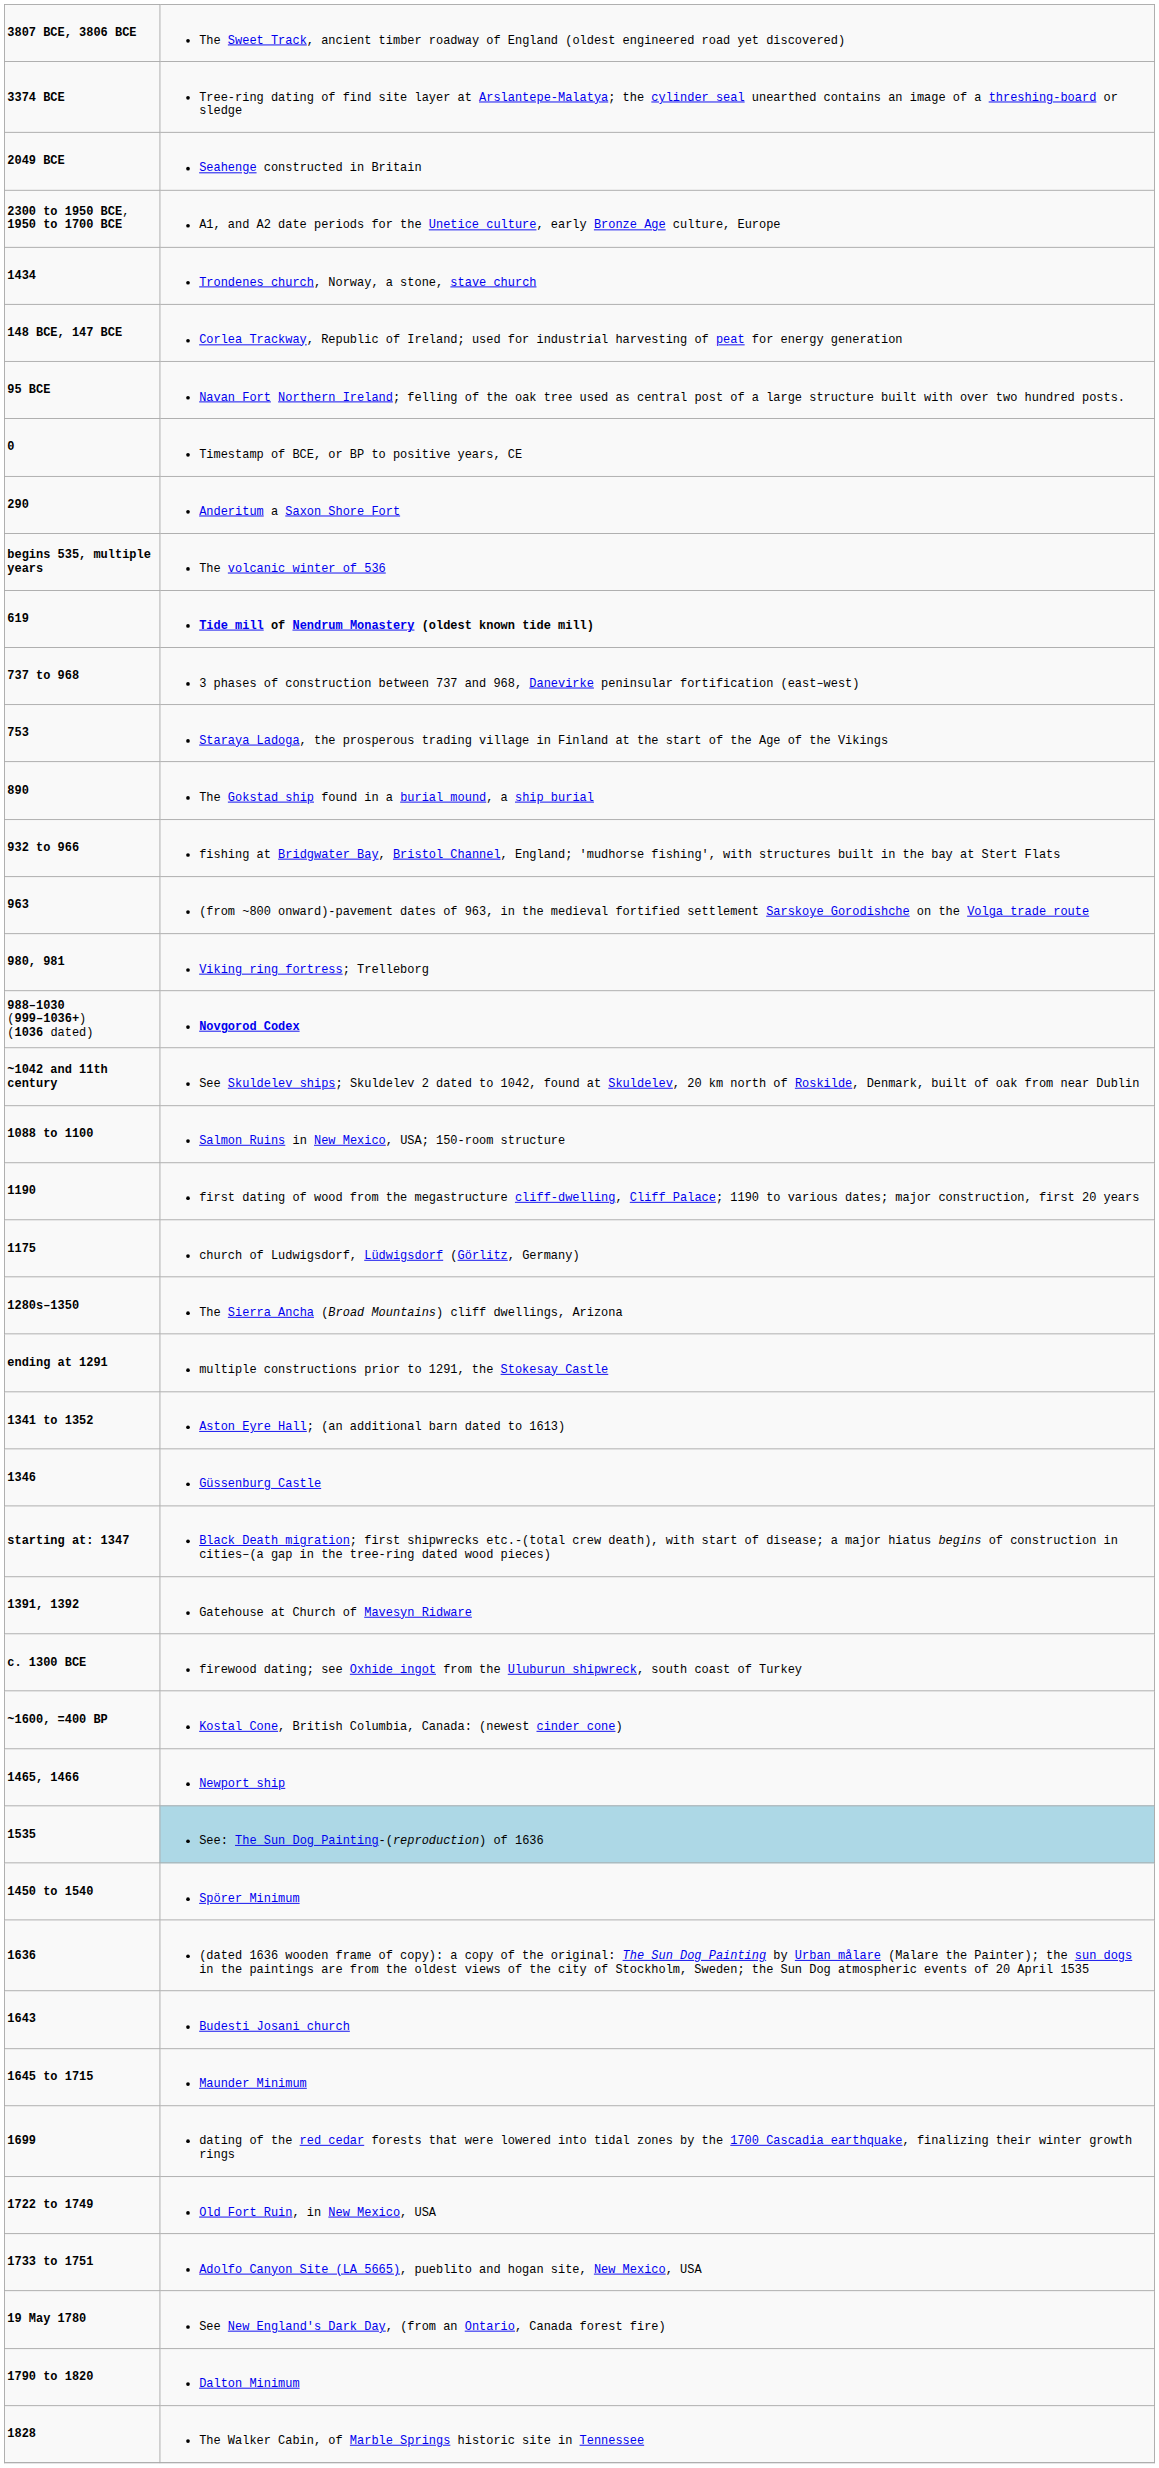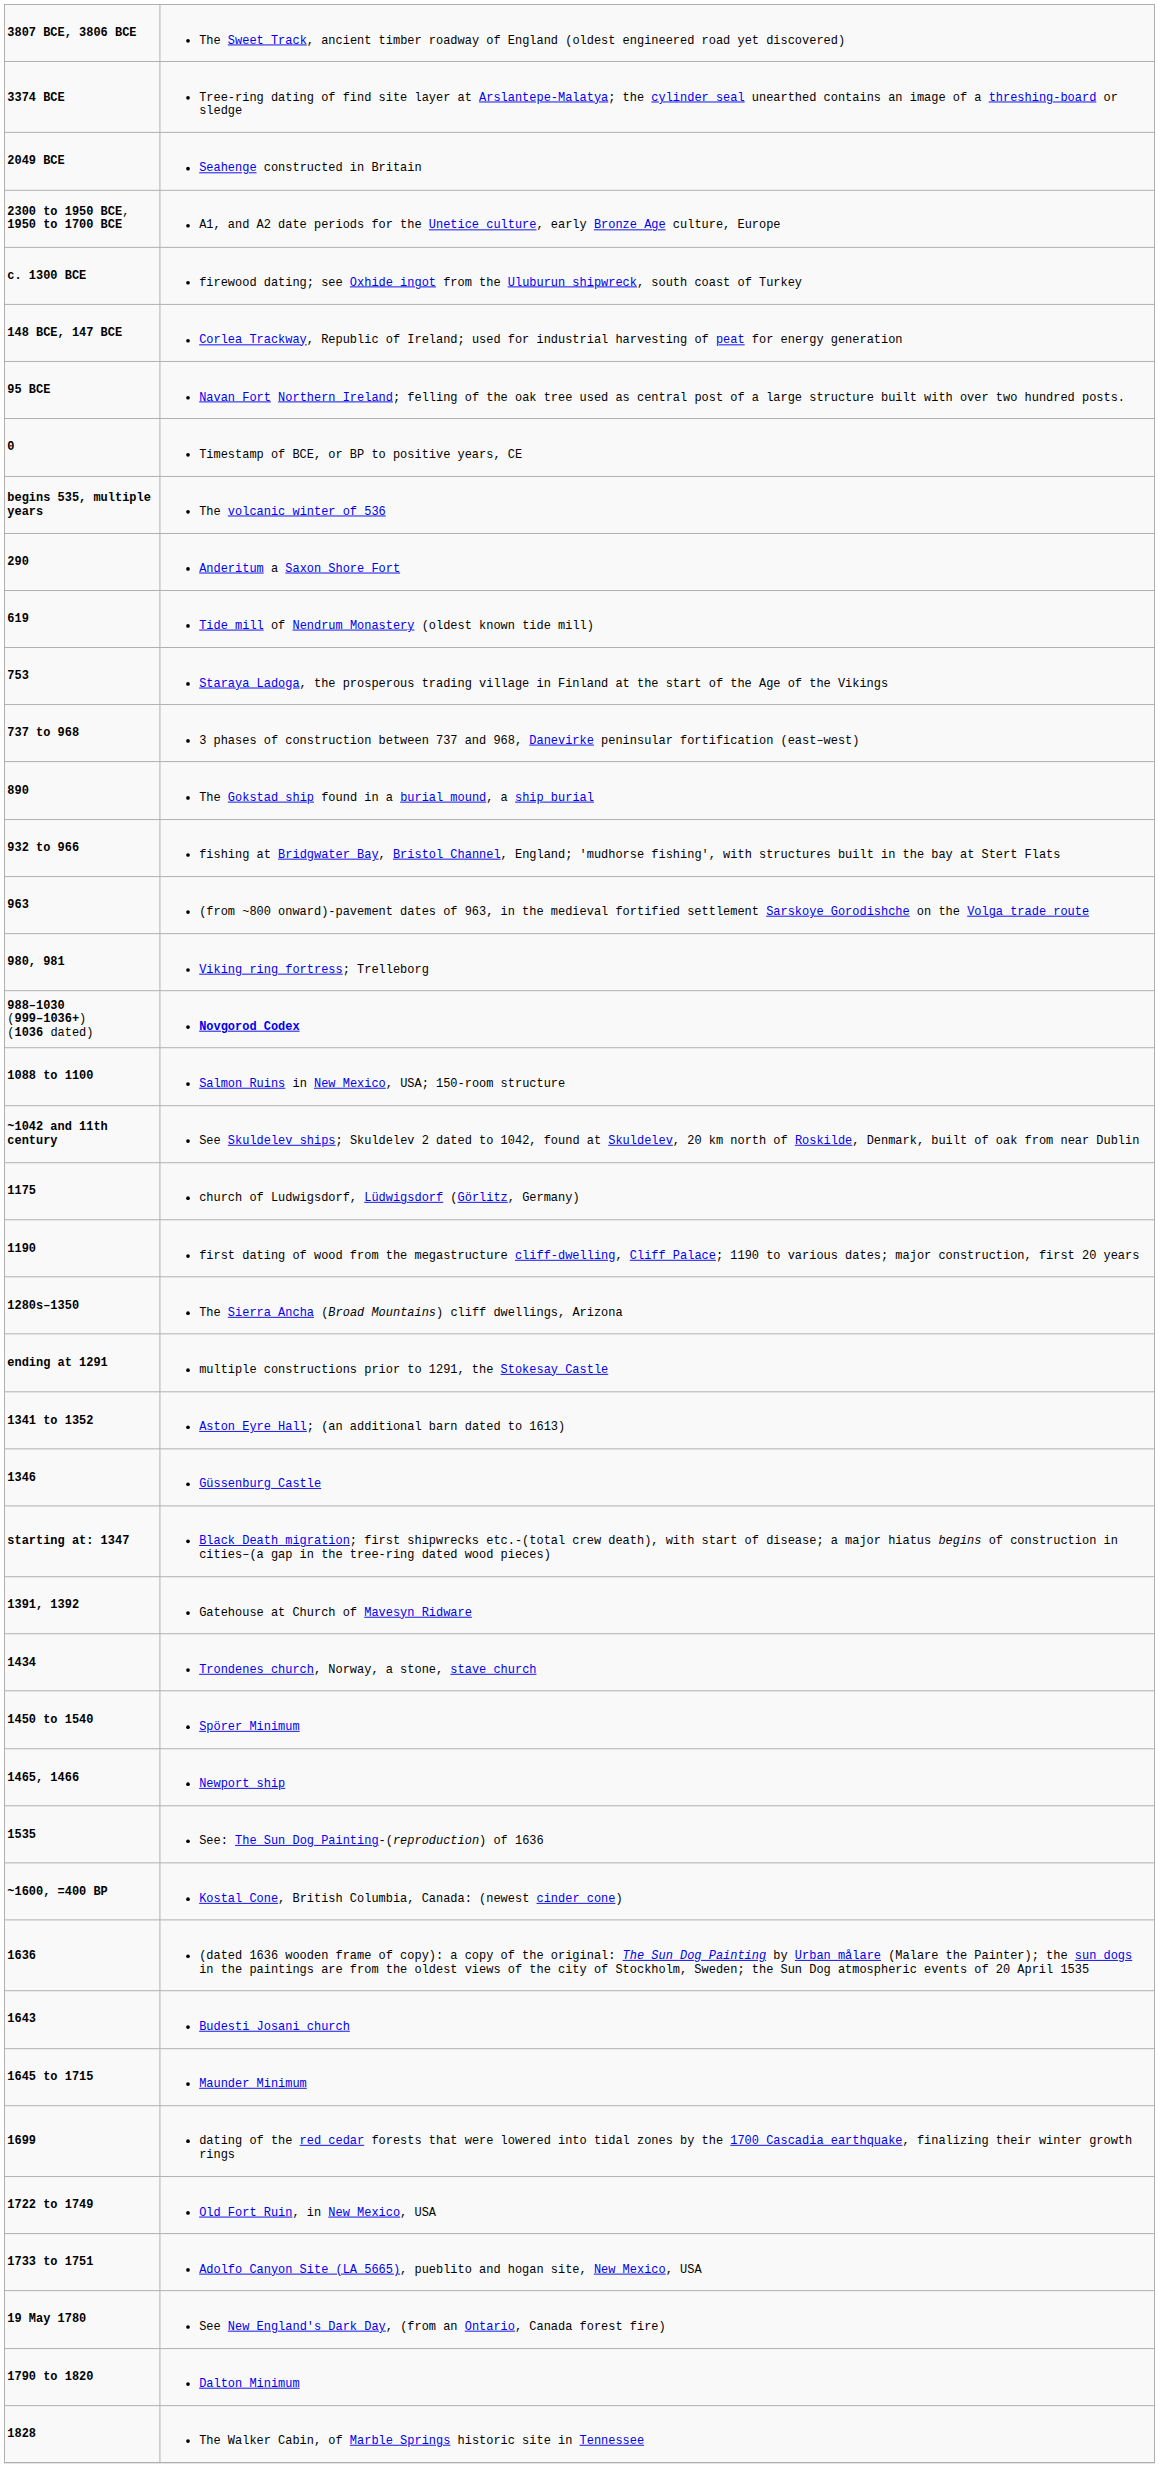rows swapped: (47, 1663) <-> (22, 276)
rows swapped: (18, 505) <-> (79, 562)
(657, 626) bold -> (657, 626) normal
rows swapped: (43, 676) <-> (18, 733)
rows swapped: (58, 1077) <-> (50, 1134)
rows swapped: (22, 1248) <-> (22, 1191)
rows swapped: (50, 1891) <-> (58, 1720)
(657, 1841) lightblue background -> (657, 1841) no background
